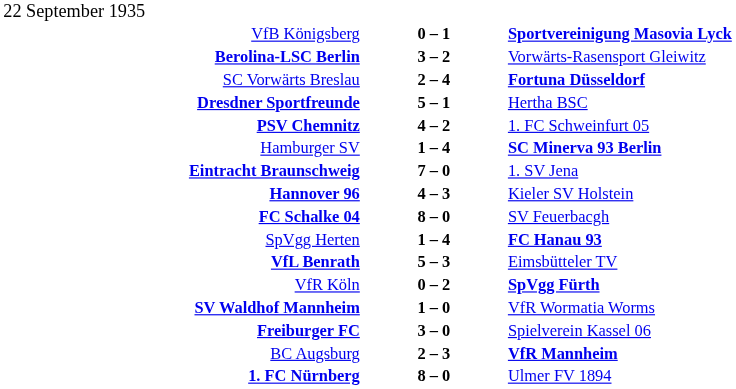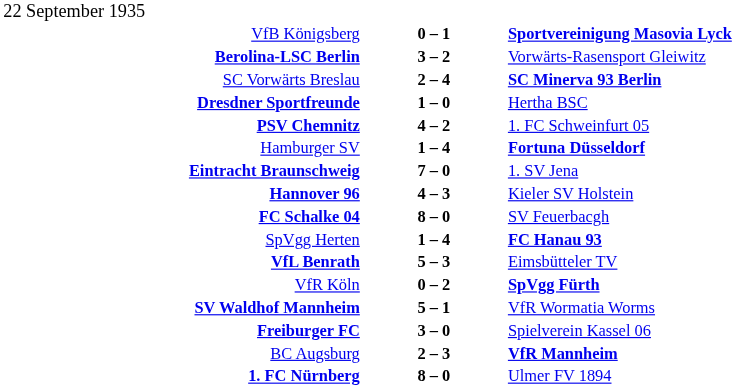(576, 79) Fortuna Düsseldorf -> (585, 79) SC Minerva 93 Berlin
(434, 102) 5 – 1 -> (434, 102) 1 – 0
(585, 148) SC Minerva 93 Berlin -> (576, 148) Fortuna Düsseldorf
(434, 307) 1 – 0 -> (434, 307) 5 – 1
